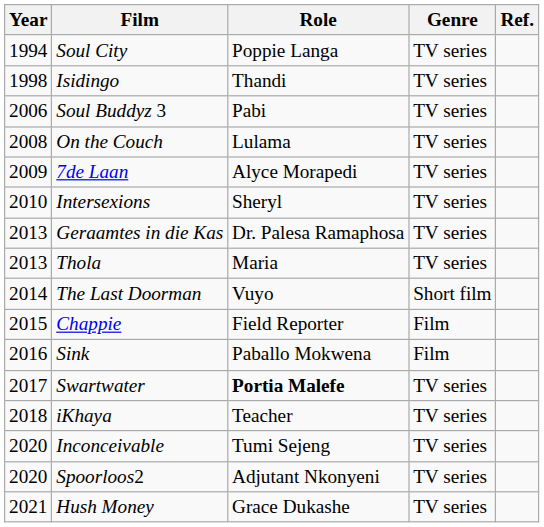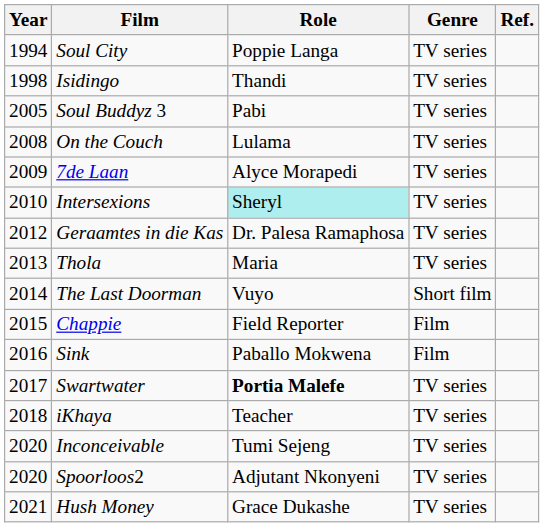(28, 111) 2006 -> (28, 111) 2005
(257, 202) no background -> (257, 202) paleturquoise background
(28, 232) 2013 -> (28, 232) 2012
